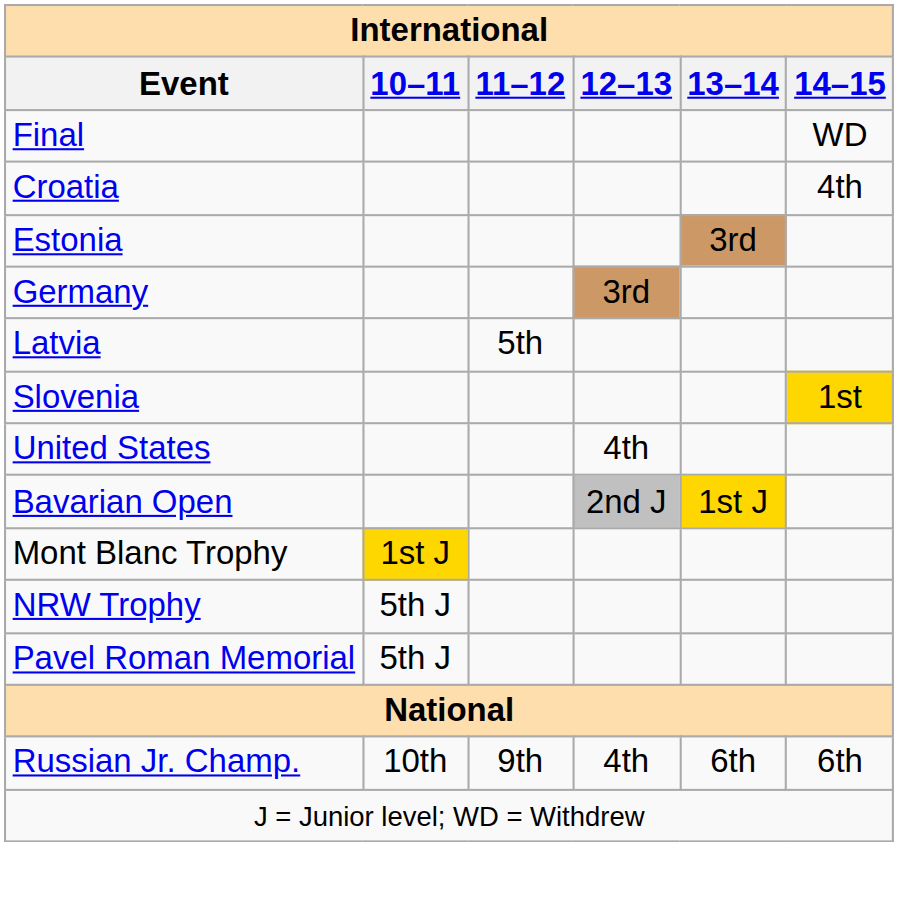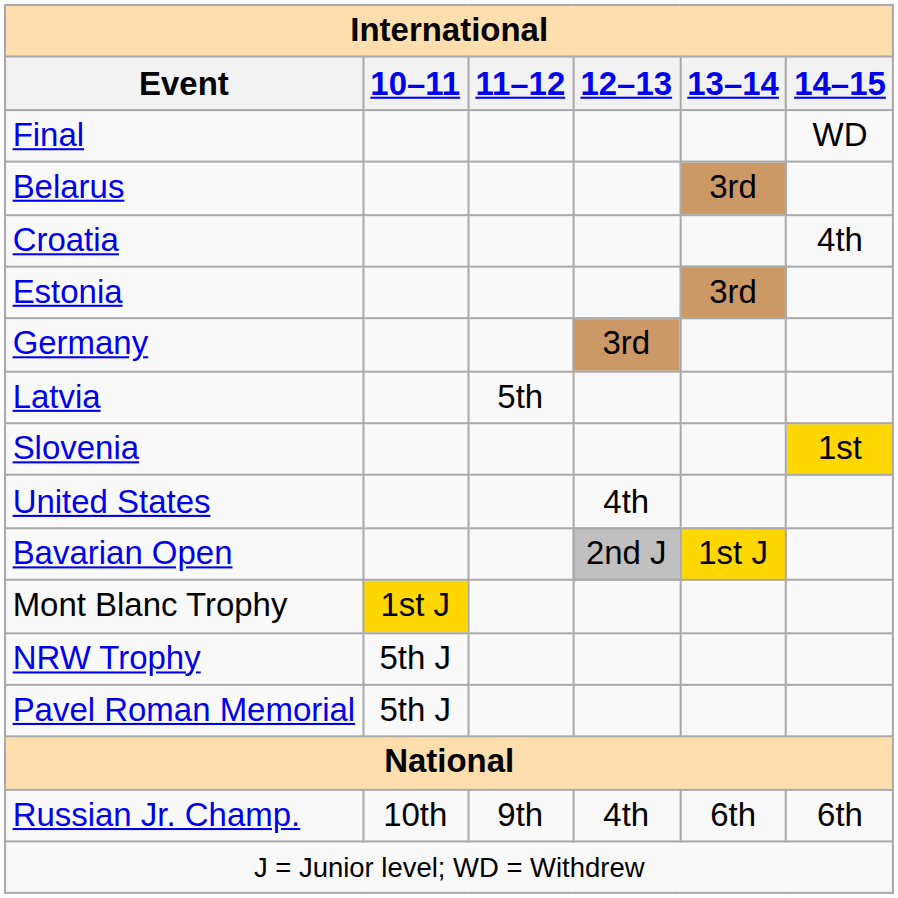+ row: (69, 187)
